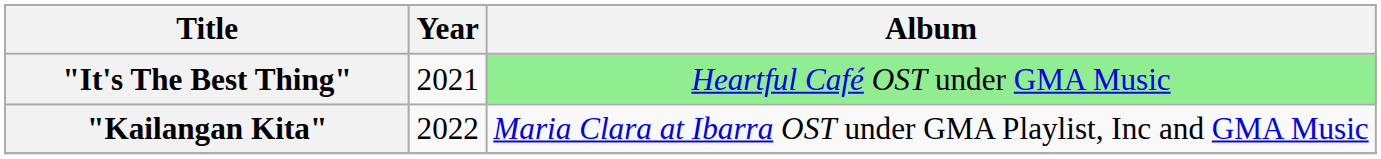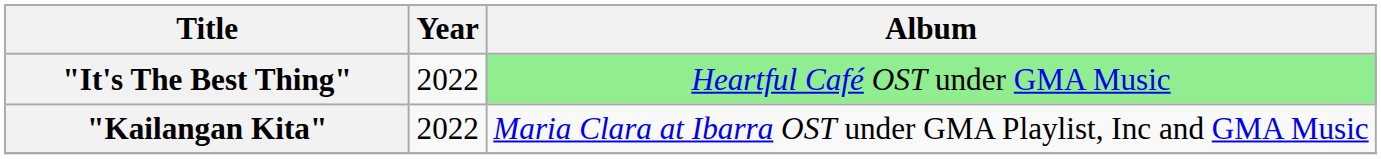(448, 78) 2021 -> (448, 78) 2022
